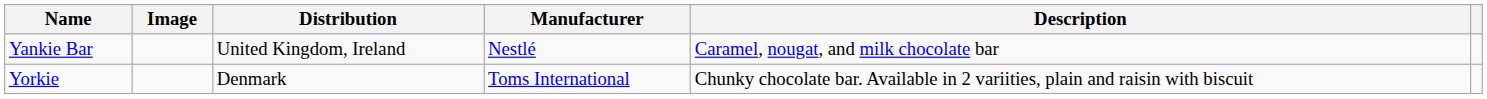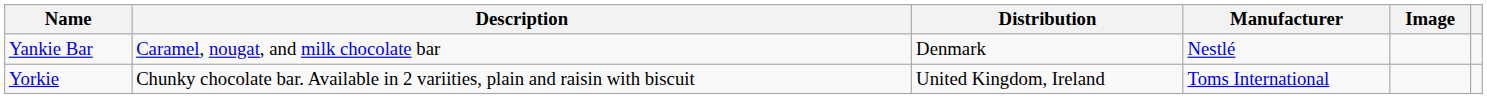columns swapped: (172, 19) <-> (1080, 19)
(311, 49) United Kingdom, Ireland -> (951, 49) Denmark
(251, 78) Denmark -> (1010, 78) United Kingdom, Ireland
